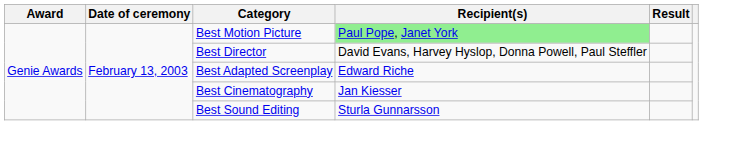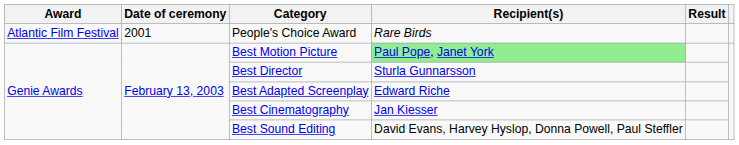+ row: (294, 33)
(492, 52) David Evans, Harvey Hyslop, Donna Powell, Paul Steffler -> (425, 71) Sturla Gunnarsson
(389, 110) Sturla Gunnarsson -> (528, 129) David Evans, Harvey Hyslop, Donna Powell, Paul Steffler
